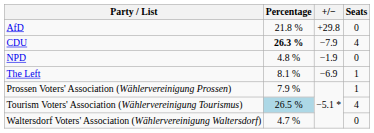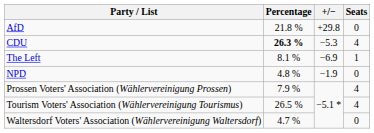(329, 43) −7.9 -> (329, 43) −5.3
rows swapped: (23, 74) <-> (16, 58)
(357, 89) 1 -> (357, 89) 4
(289, 105) lightblue background -> (289, 105) no background
